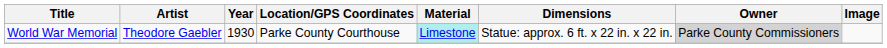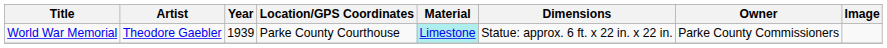(241, 33) 1930 -> (241, 33) 1939
(759, 33) lightgrey background -> (759, 33) no background
